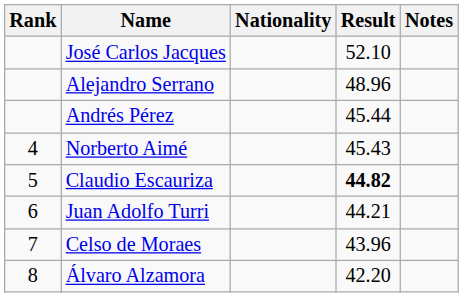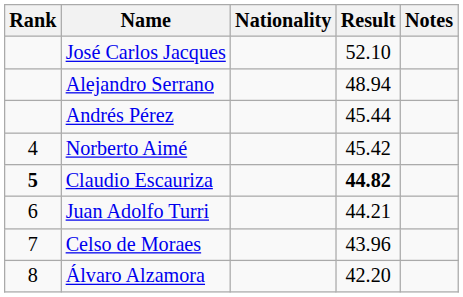(368, 84) 48.96 -> (368, 84) 48.94
(368, 148) 45.43 -> (368, 148) 45.42
(33, 180) normal -> (33, 180) bold
